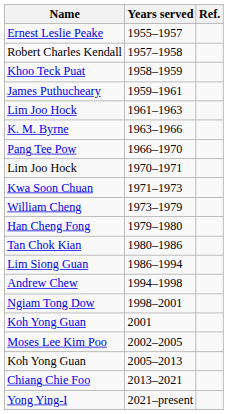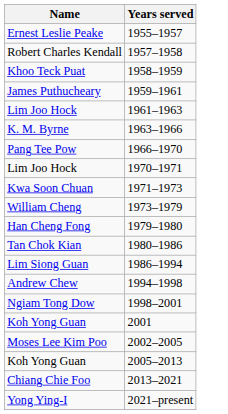- column: (210, 14)
